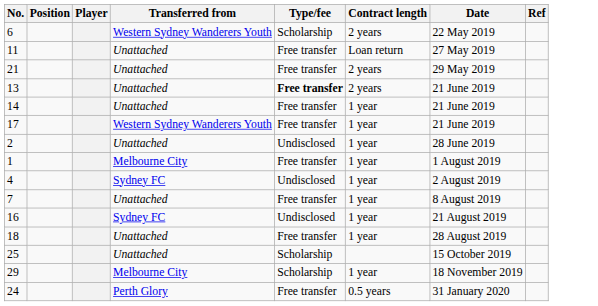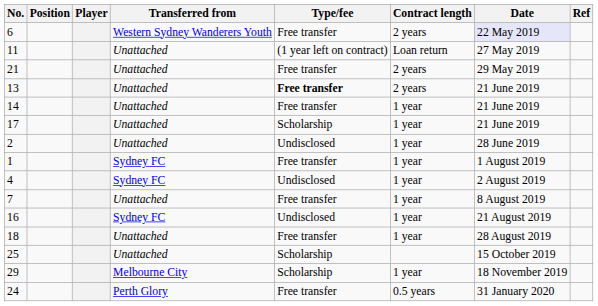(305, 32) Scholarship -> (307, 32) Free transfer
(464, 32) no background -> (508, 32) lavender background
(307, 50) Free transfer -> (332, 50) (1 year left on contract)
(192, 124) Western Sydney Wanderers Youth -> (140, 124) Unattached
(307, 124) Free transfer -> (305, 124) Scholarship
(150, 161) Melbourne City -> (139, 161) Sydney FC
